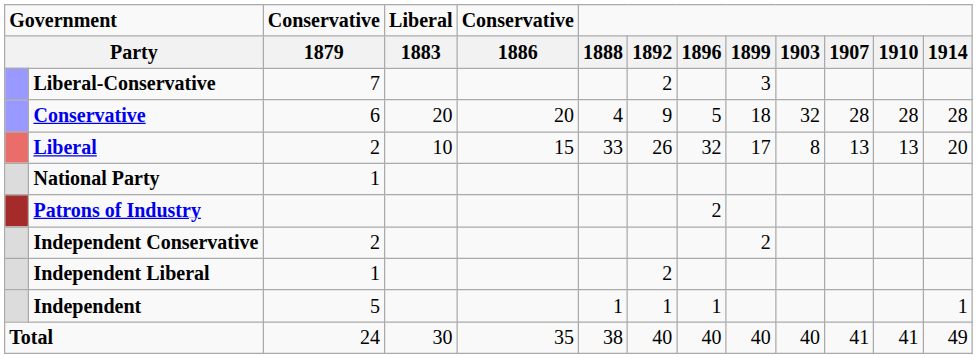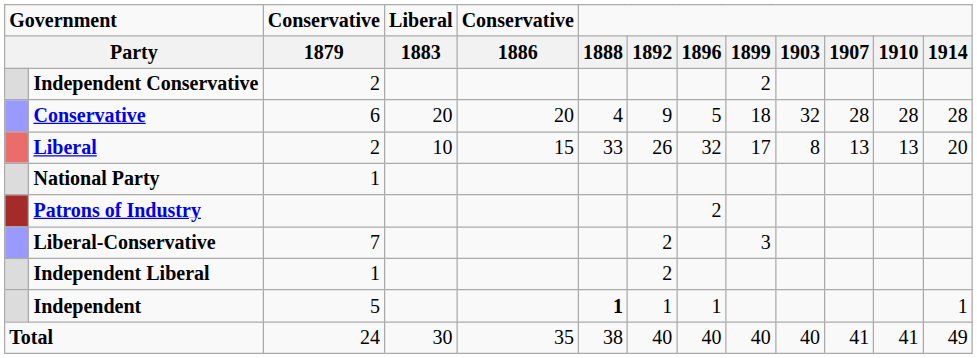rows swapped: (125, 83) <-> (146, 242)
(618, 305) normal -> (618, 305) bold
